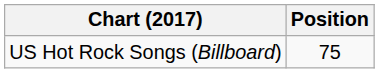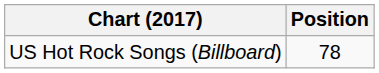(330, 51) 75 -> (330, 51) 78
